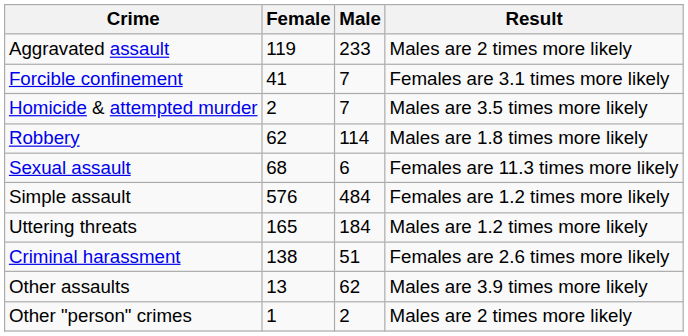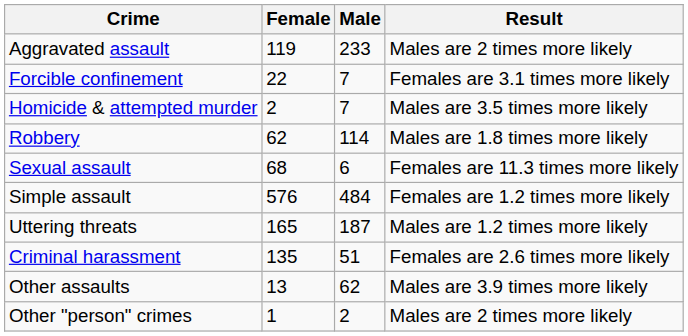(277, 78) 41 -> (277, 78) 22
(355, 227) 184 -> (355, 227) 187
(282, 256) 138 -> (282, 256) 135
